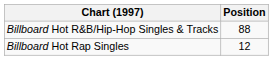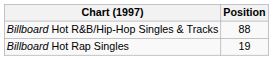(244, 47) 12 -> (244, 47) 19
